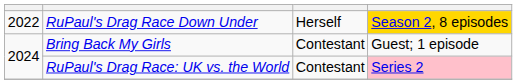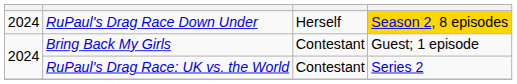(24, 22) 2022 -> (24, 22) 2024
(397, 67) pink background -> (397, 67) no background
